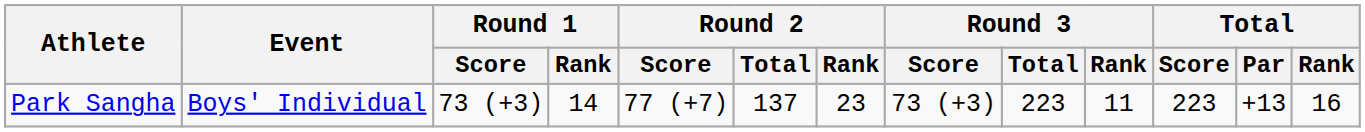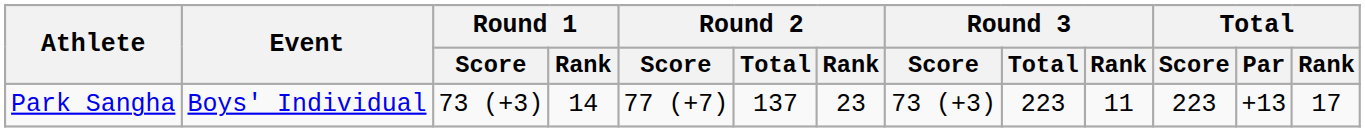(1327, 105) 16 -> (1327, 105) 17
